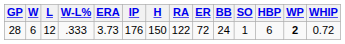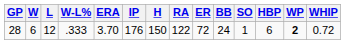(108, 30) 3.73 -> (108, 30) 3.70
